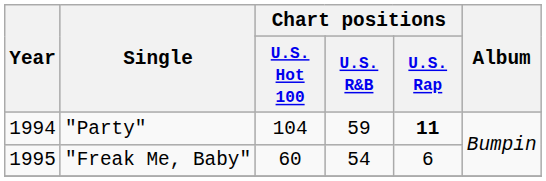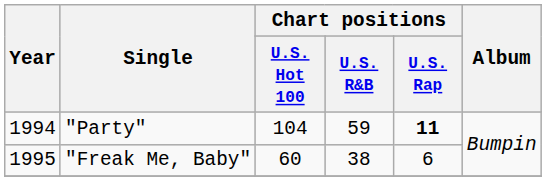(359, 160) 54 -> (359, 160) 38
